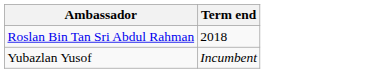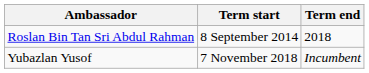+ column: (249, 15)
